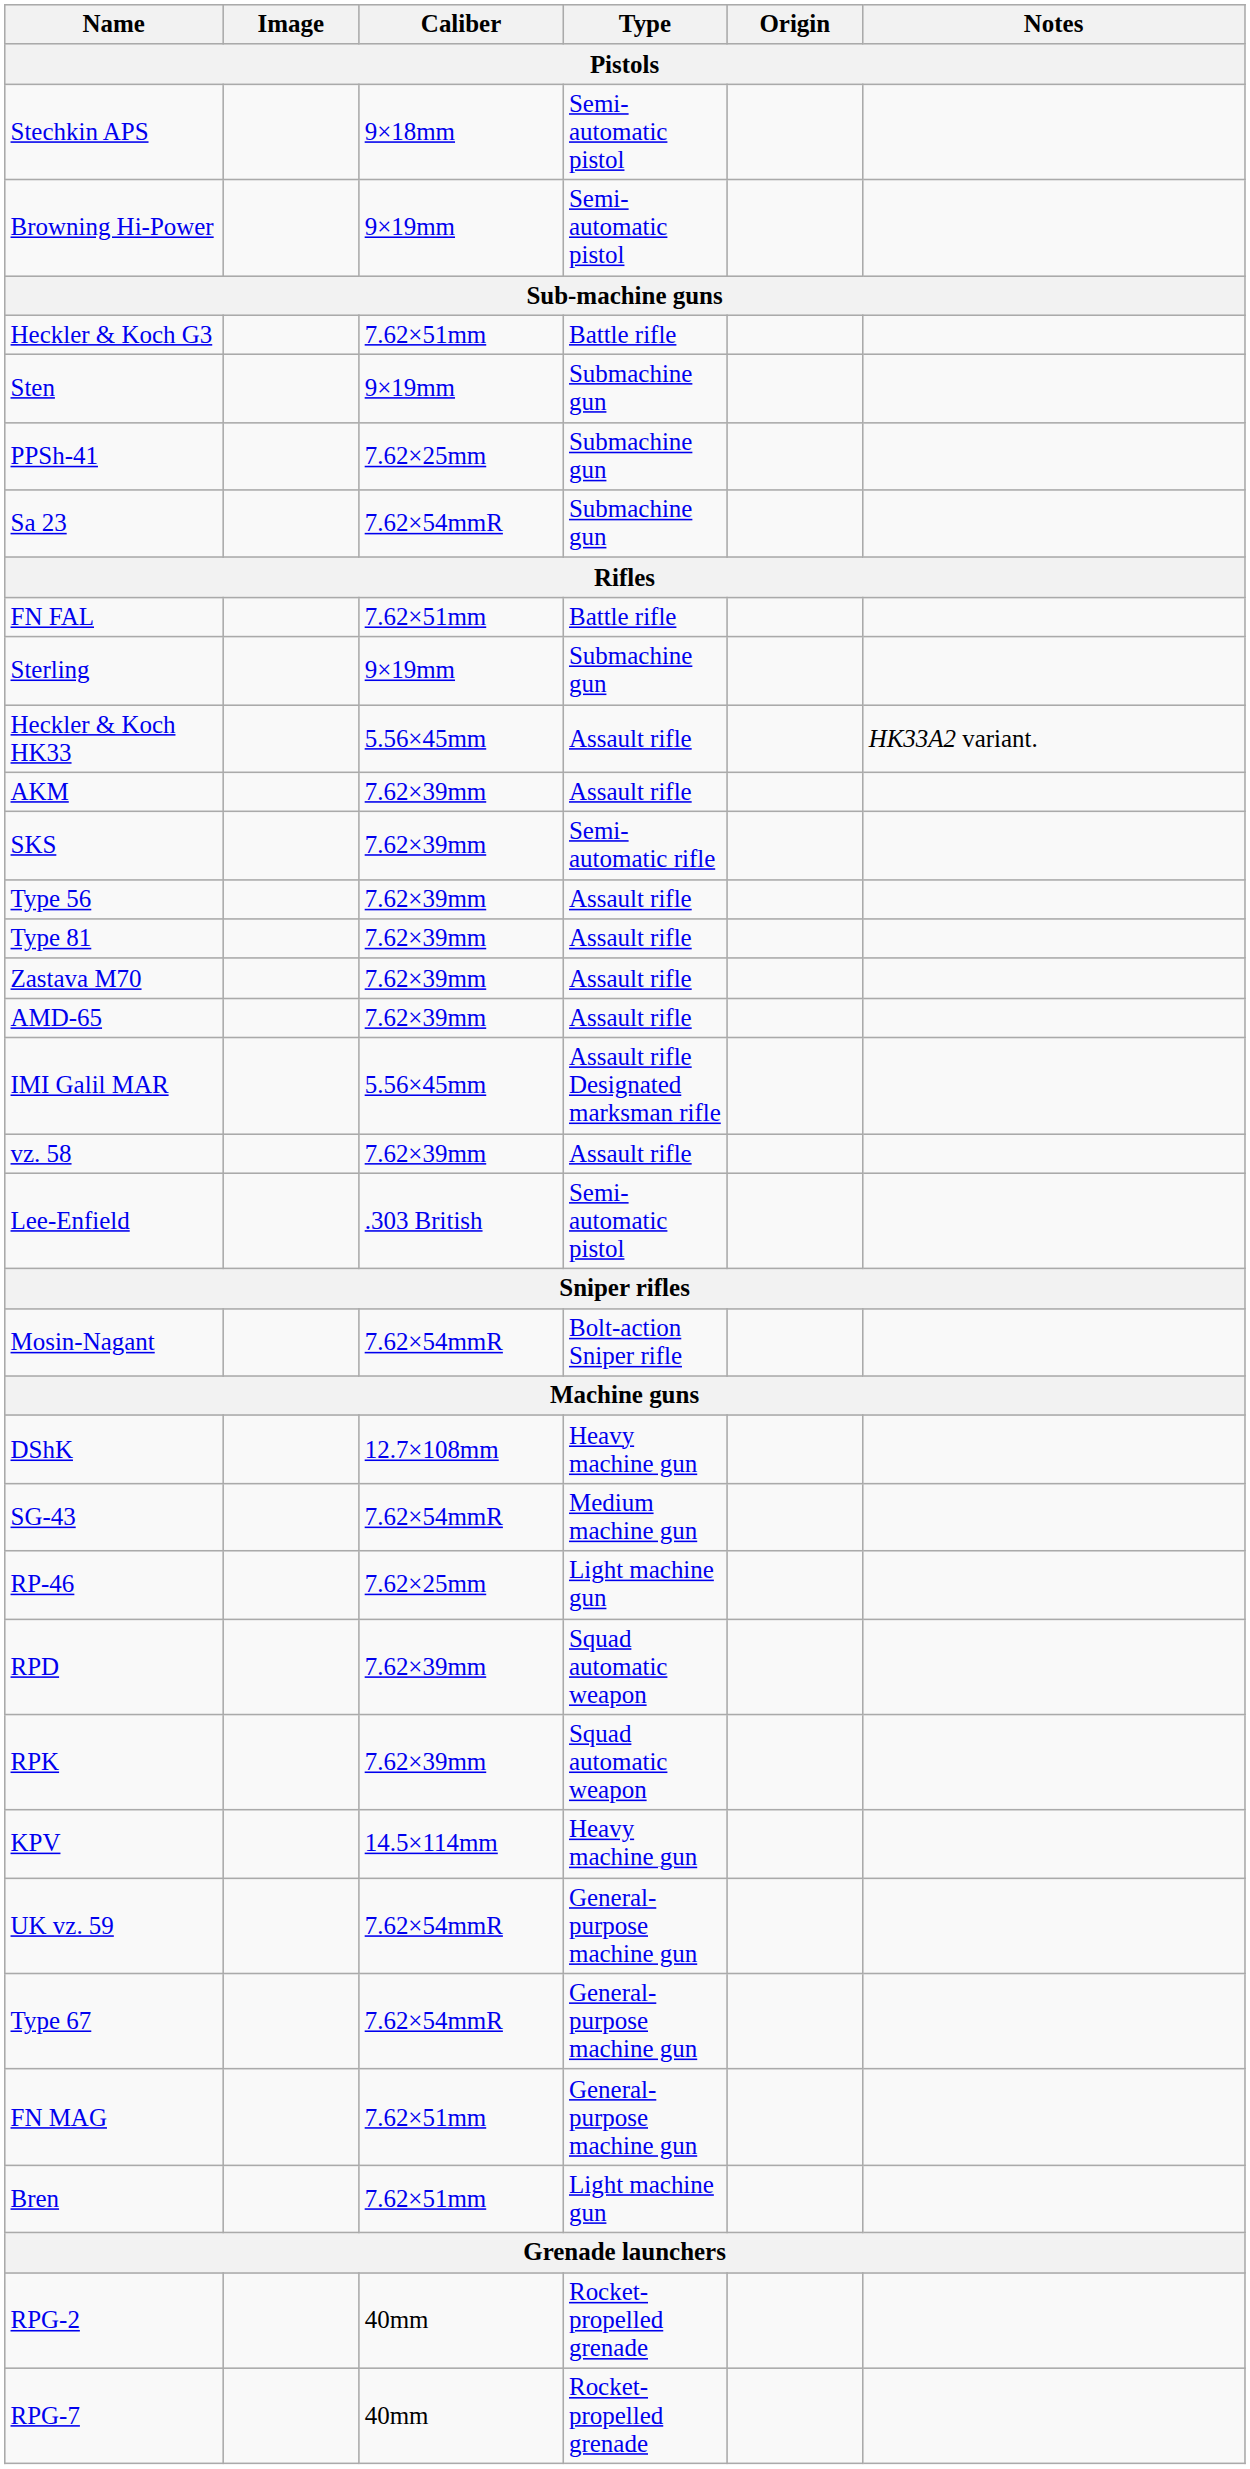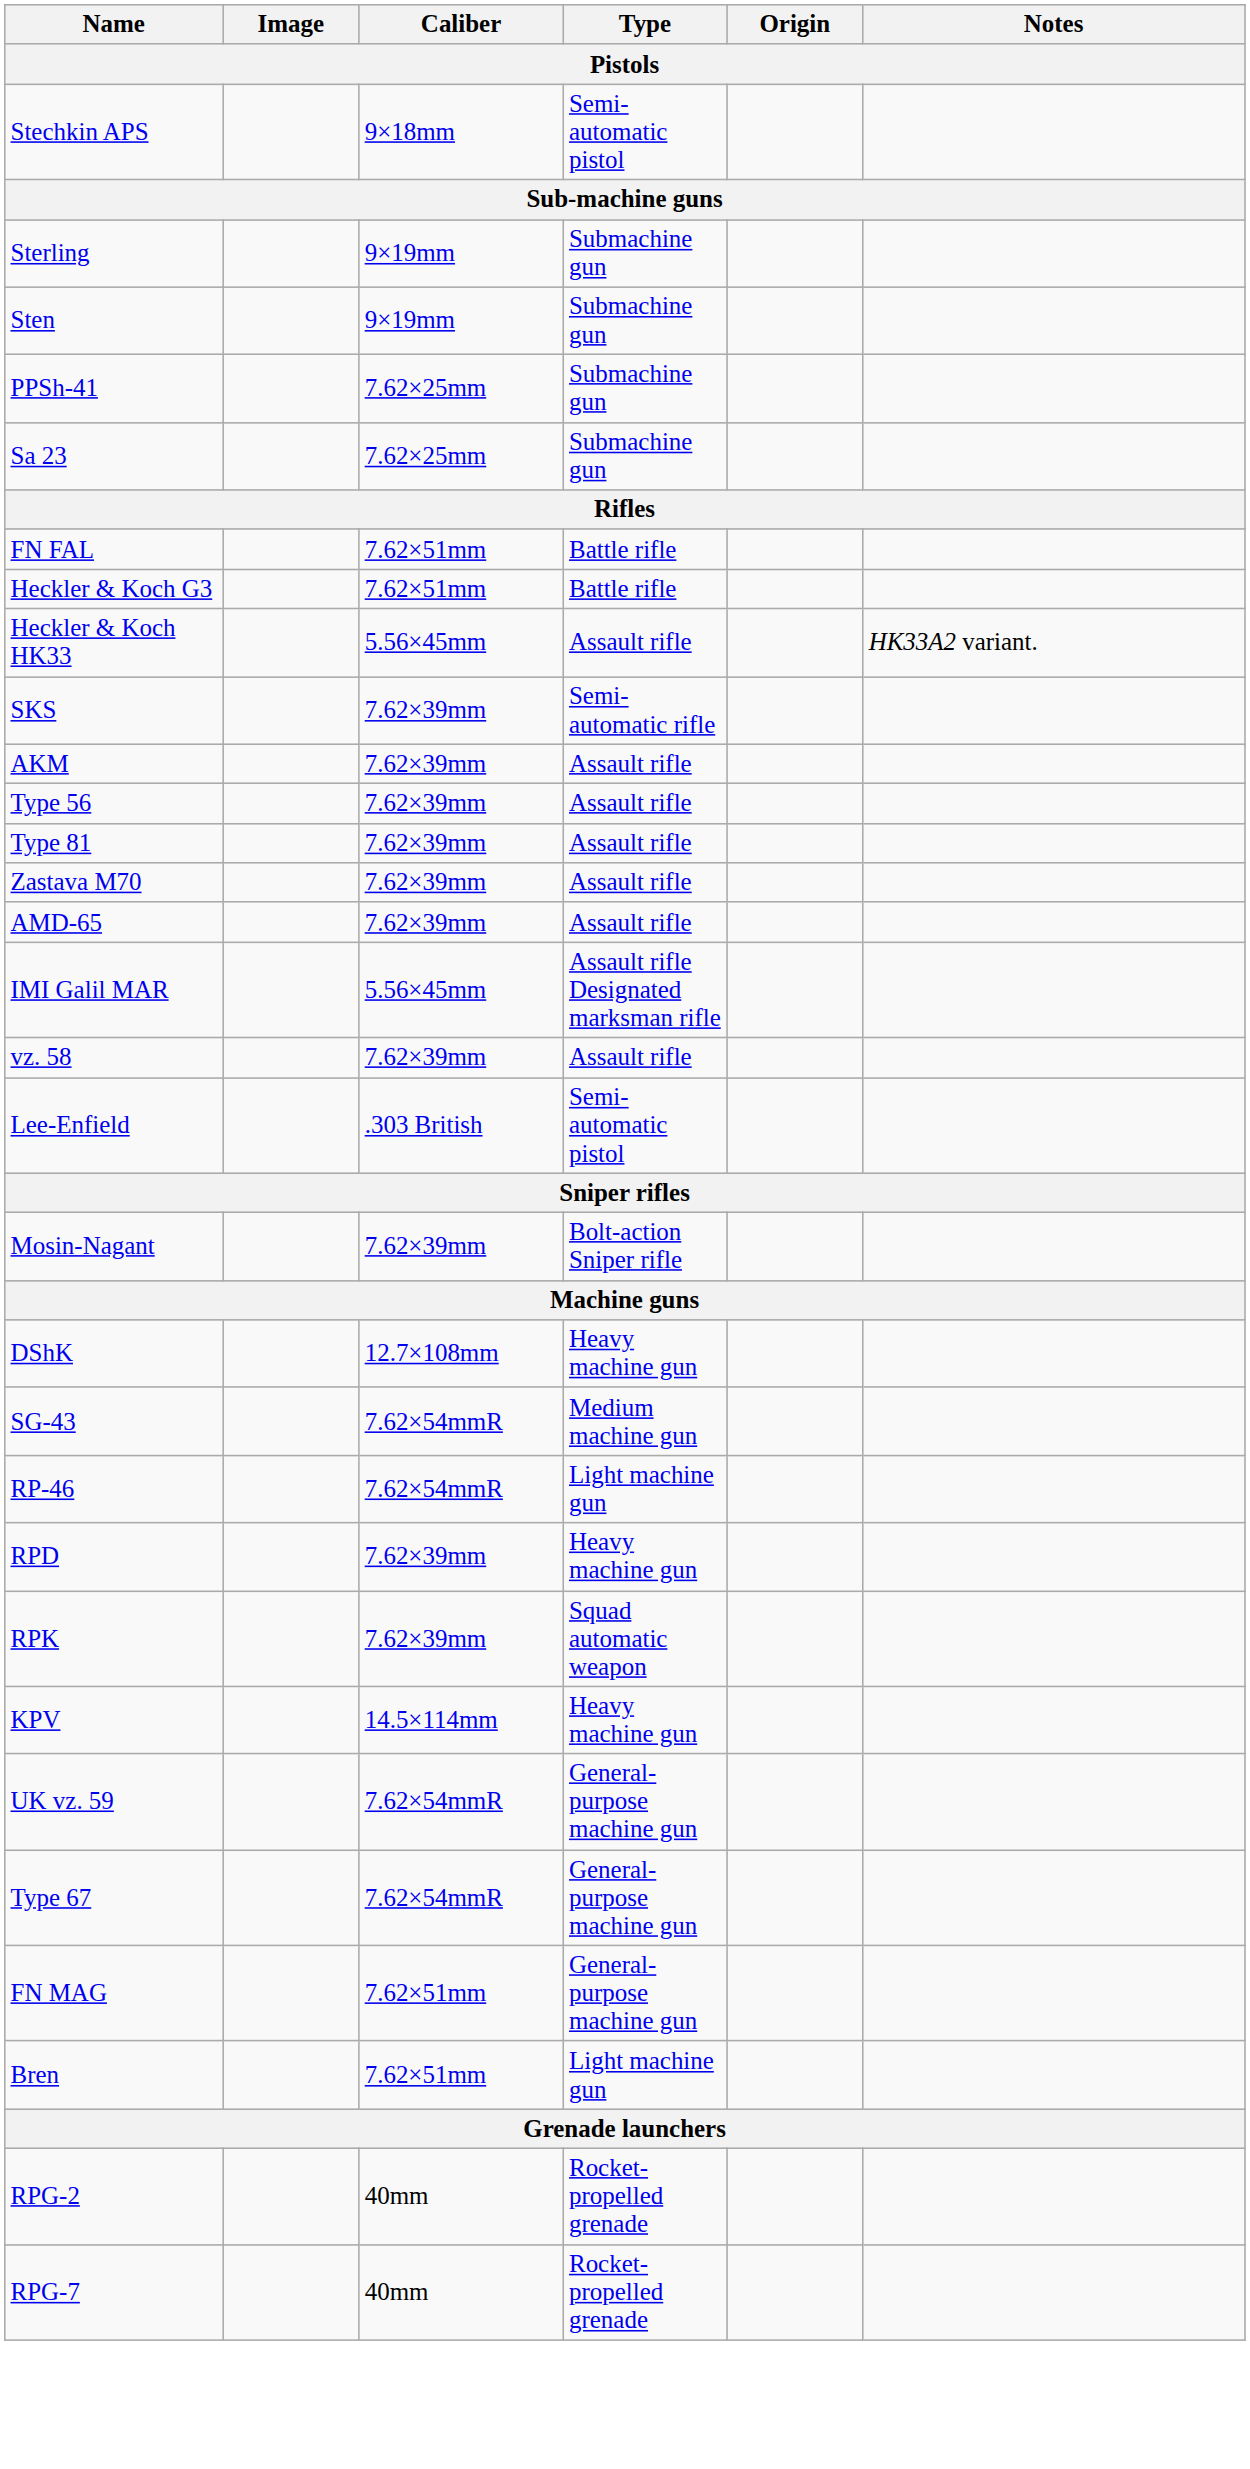- row: (112, 227)
rows swapped: (50, 670) <-> (111, 334)
(434, 523) 7.62×54mmR -> (425, 455) 7.62×25mm
rows swapped: (33, 845) <-> (40, 791)
(434, 1341) 7.62×54mmR -> (425, 1246) 7.62×39mm
(425, 1584) 7.62×25mm -> (434, 1488) 7.62×54mmR
(618, 1666) Squad automatic weapon -> (633, 1556) Heavy machine gun
